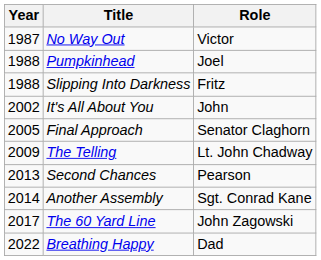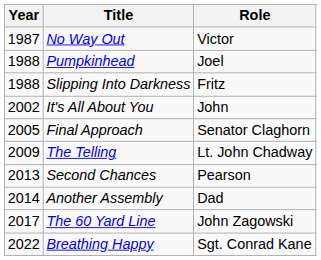(254, 198) Sgt. Conrad Kane -> (210, 198) Dad
(210, 244) Dad -> (254, 244) Sgt. Conrad Kane
